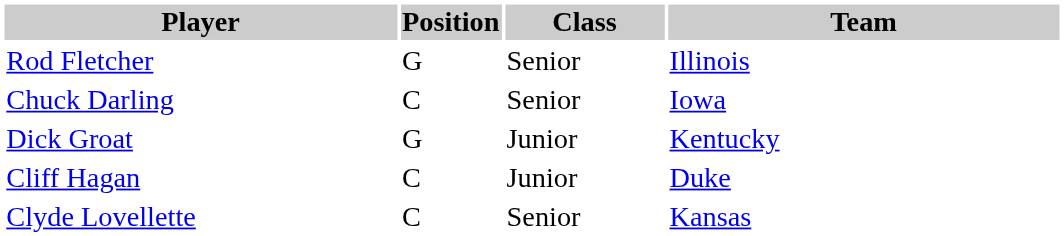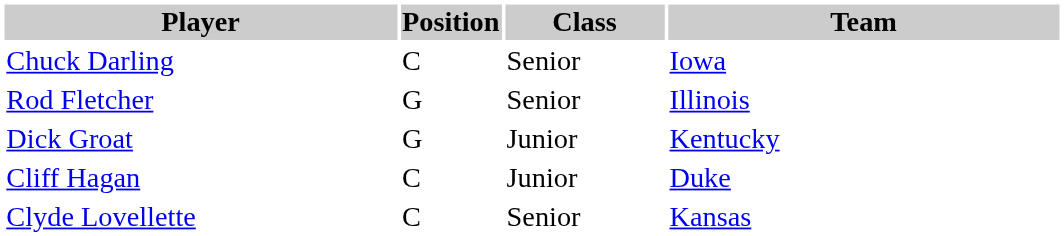rows swapped: (90, 99) <-> (80, 60)
